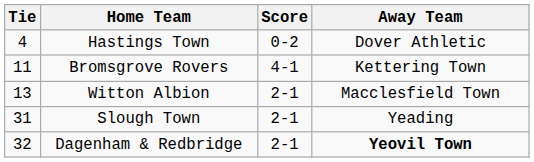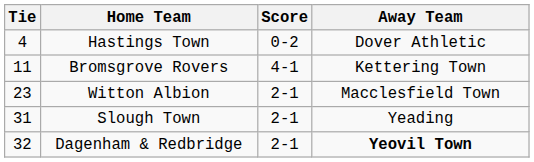(22, 94) 13 -> (22, 94) 23
